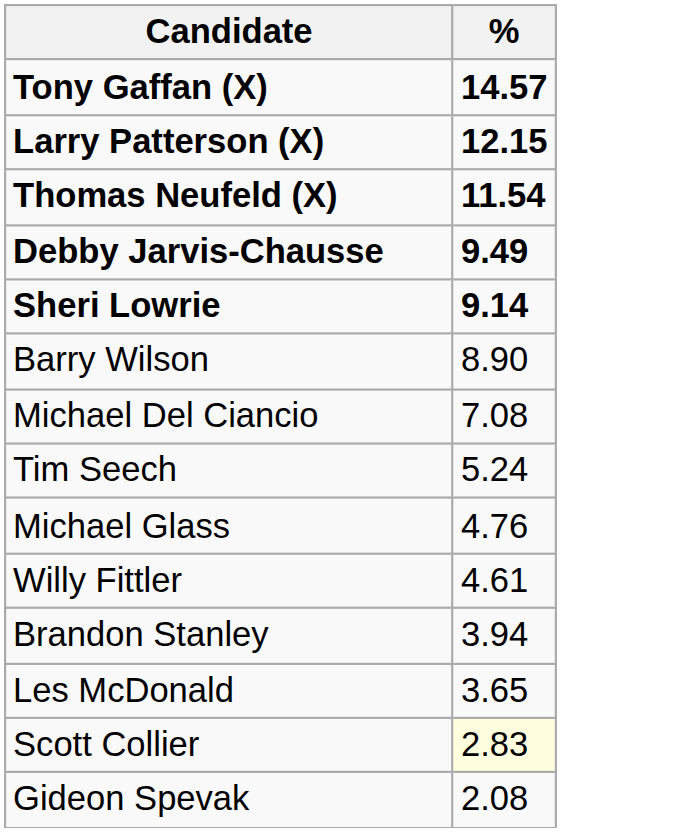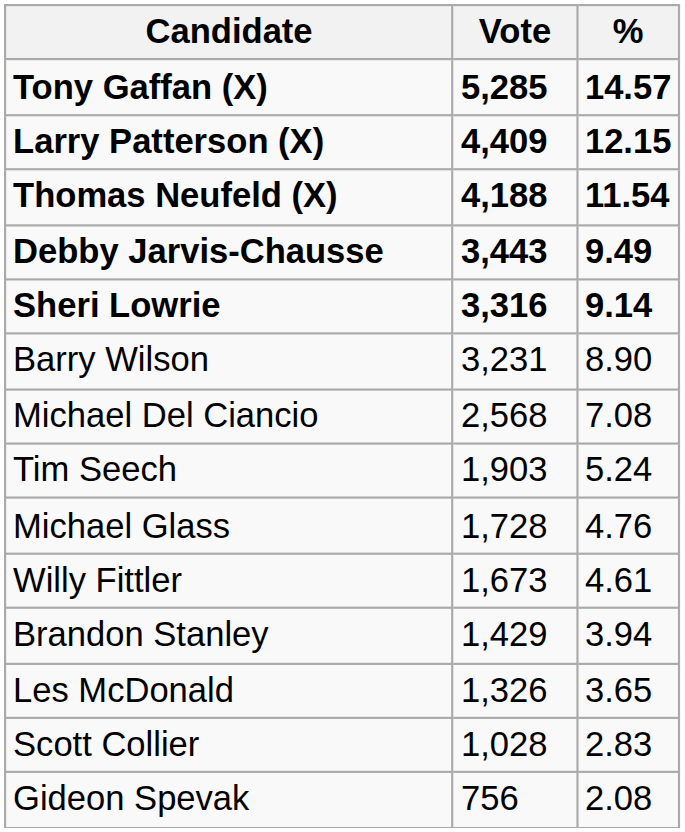+ column: (515, 31)
(495, 744) lightyellow background -> (619, 744) no background
